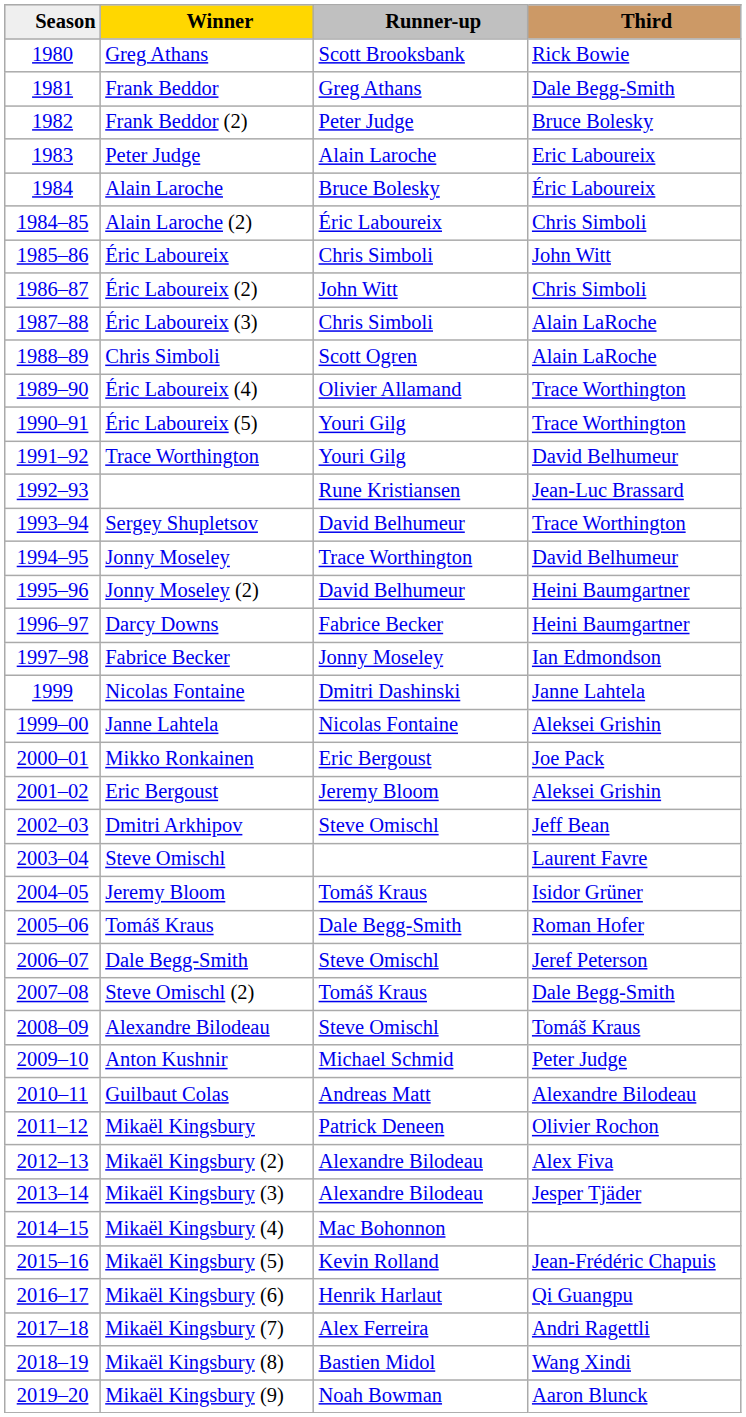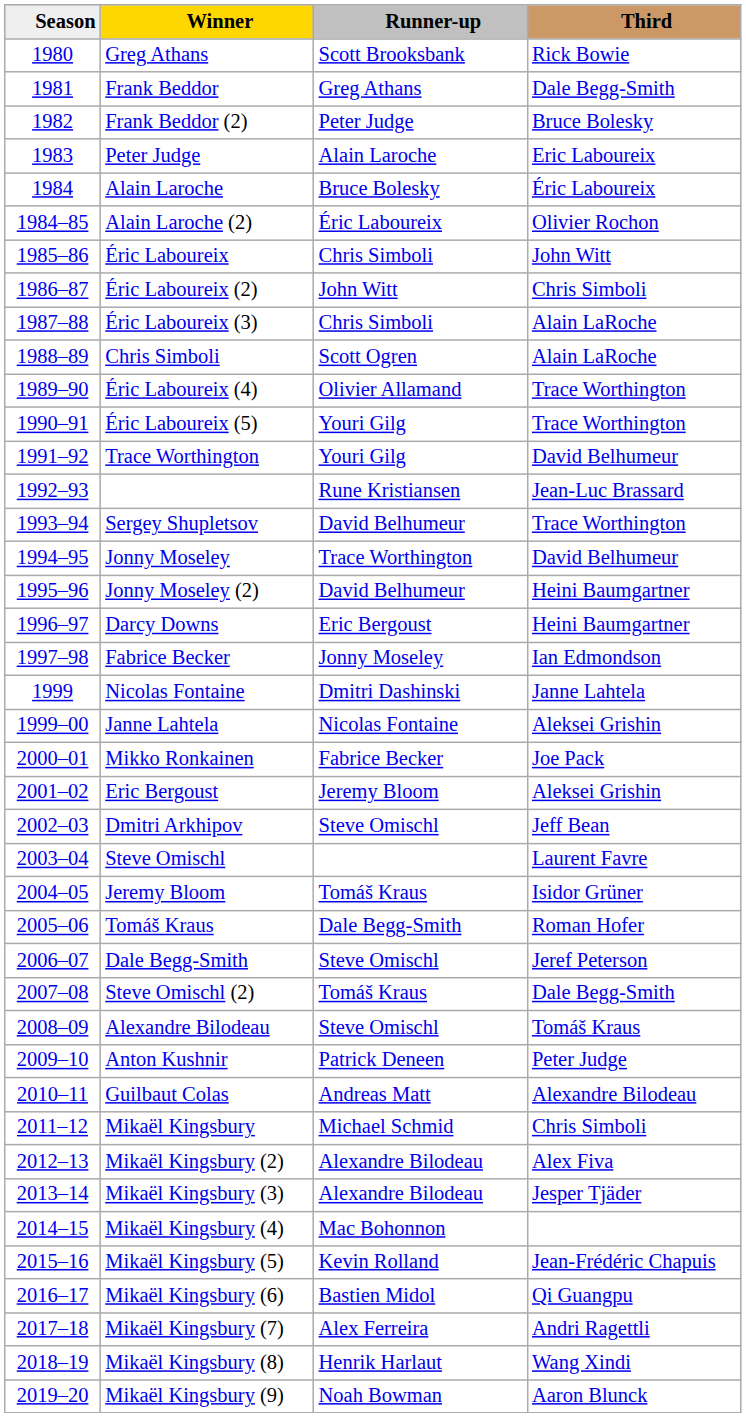(589, 222) Chris Simboli -> (595, 222) Olivier Rochon
(381, 624) Fabrice Becker -> (375, 624) Eric Bergoust
(375, 758) Eric Bergoust -> (381, 758) Fabrice Becker
(386, 1060) Michael Schmid -> (381, 1060) Patrick Deneen
(381, 1127) Patrick Deneen -> (386, 1127) Michael Schmid
(595, 1127) Olivier Rochon -> (589, 1127) Chris Simboli
(380, 1294) Henrik Harlaut -> (377, 1294) Bastien Midol
(377, 1362) Bastien Midol -> (380, 1362) Henrik Harlaut
